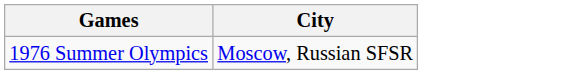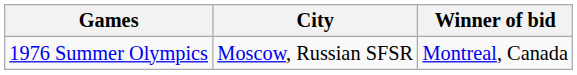+ column: (495, 20)
